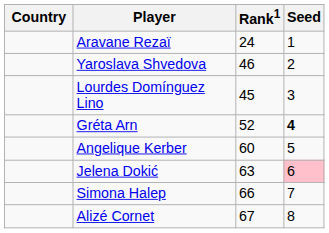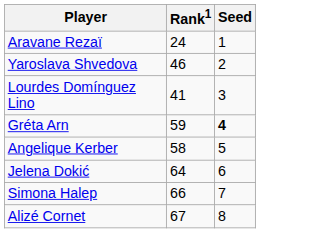- column: (39, 17)
(247, 95) 45 -> (178, 95) 41
(247, 125) 52 -> (178, 125) 59
(247, 148) 60 -> (178, 148) 58
(247, 171) 63 -> (178, 171) 64
(291, 171) pink background -> (222, 171) no background
